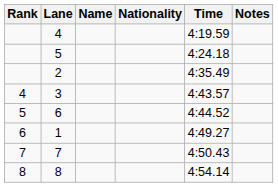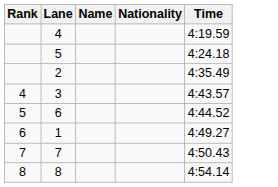- column: (252, 14)
